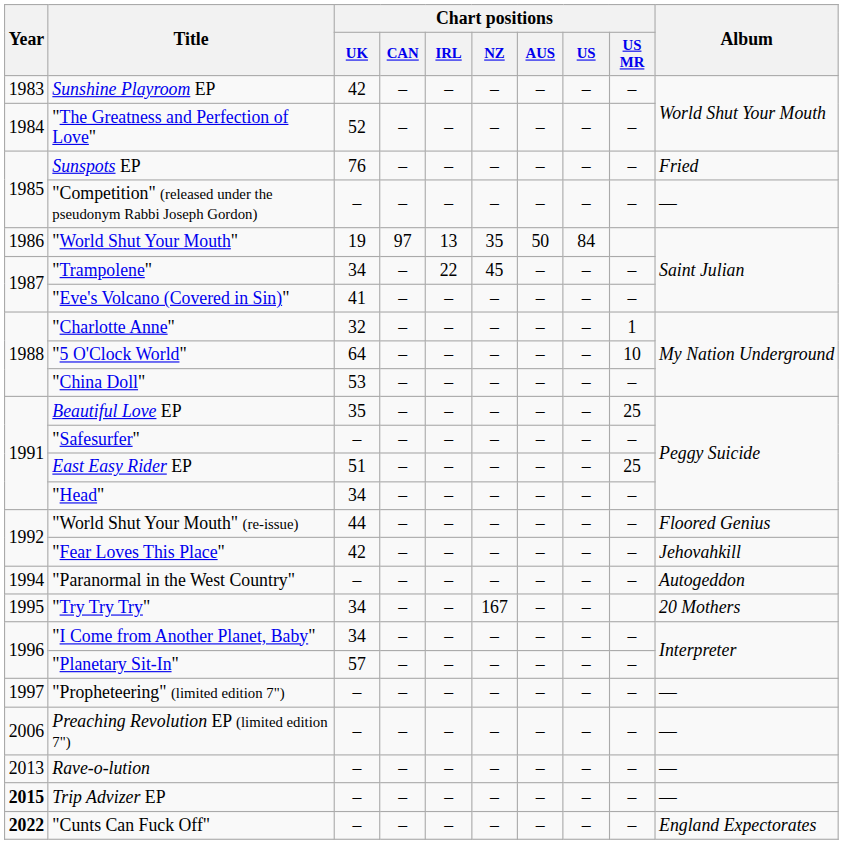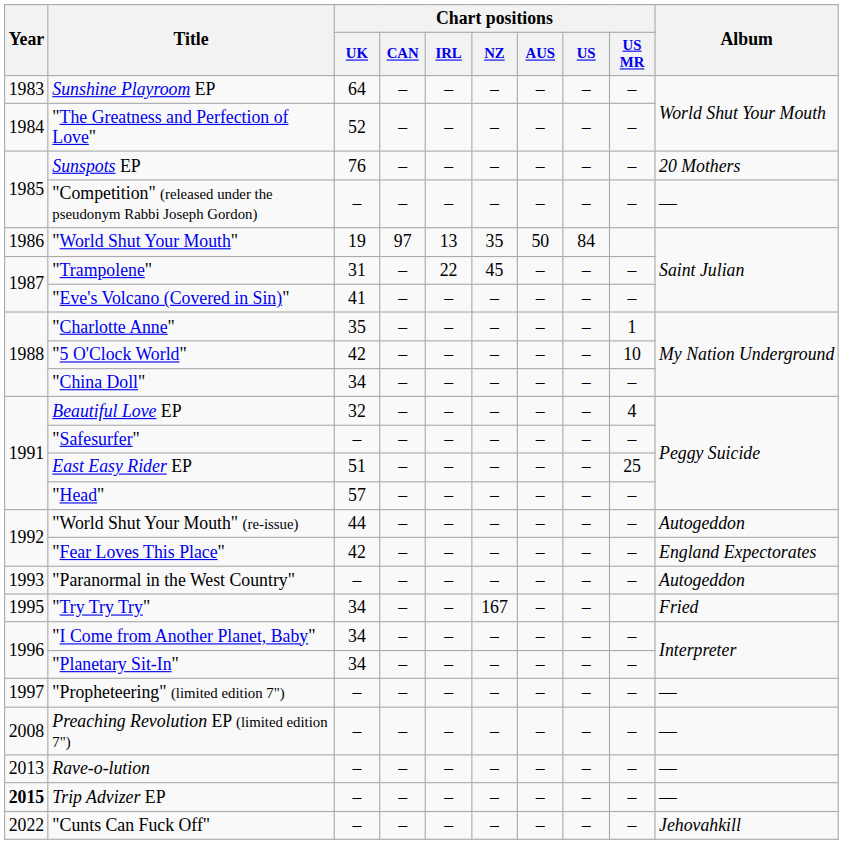(357, 89) 42 -> (357, 89) 64
(679, 165) Fried -> (700, 165) 20 Mothers
(357, 270) 34 -> (357, 270) 31
(357, 326) 32 -> (357, 326) 35
(357, 354) 64 -> (357, 354) 42
(357, 382) 53 -> (357, 382) 34
(357, 410) 35 -> (357, 410) 32
(632, 410) 25 -> (632, 410) 4
(357, 495) 34 -> (357, 495) 57
(715, 523) Floored Genius -> (702, 523) Autogeddon
(700, 551) Jehovahkill -> (738, 551) England Expectorates
(26, 579) 1994 -> (26, 579) 1993
(700, 608) 20 Mothers -> (679, 608) Fried
(357, 664) 57 -> (357, 664) 34
(26, 730) 2006 -> (26, 730) 2008
(26, 825) bold -> (26, 825) normal
(738, 825) England Expectorates -> (700, 825) Jehovahkill
